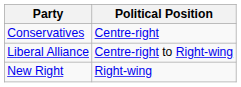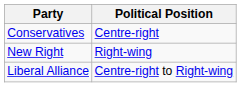rows swapped: (35, 71) <-> (48, 52)
